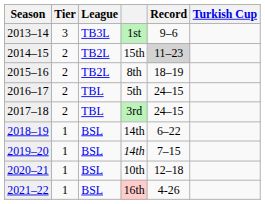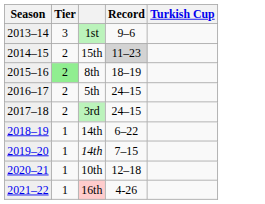- column: (100, 13)
(65, 72) no background -> (65, 72) lightgreen background
